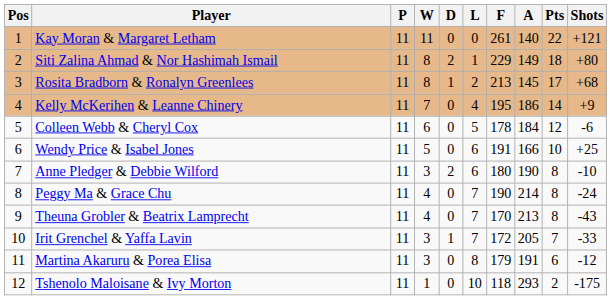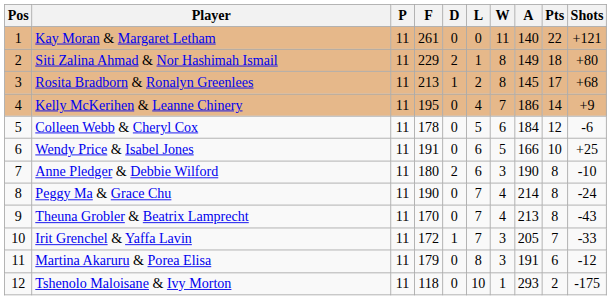columns swapped: (427, 15) <-> (501, 15)
